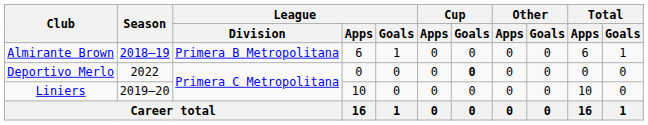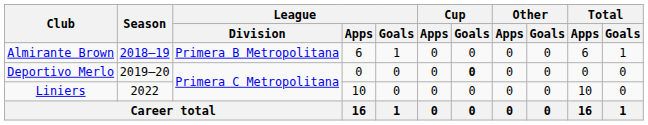(145, 72) 2022 -> (145, 72) 2019–20
(145, 91) 2019–20 -> (145, 91) 2022
